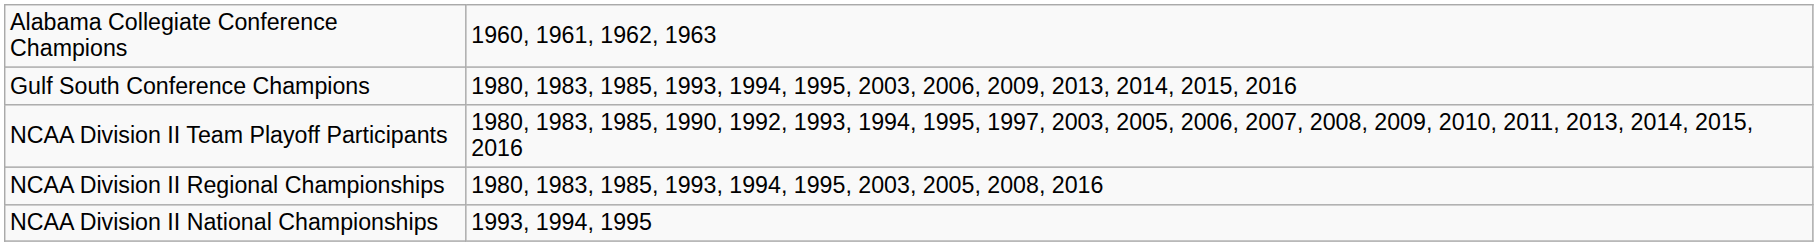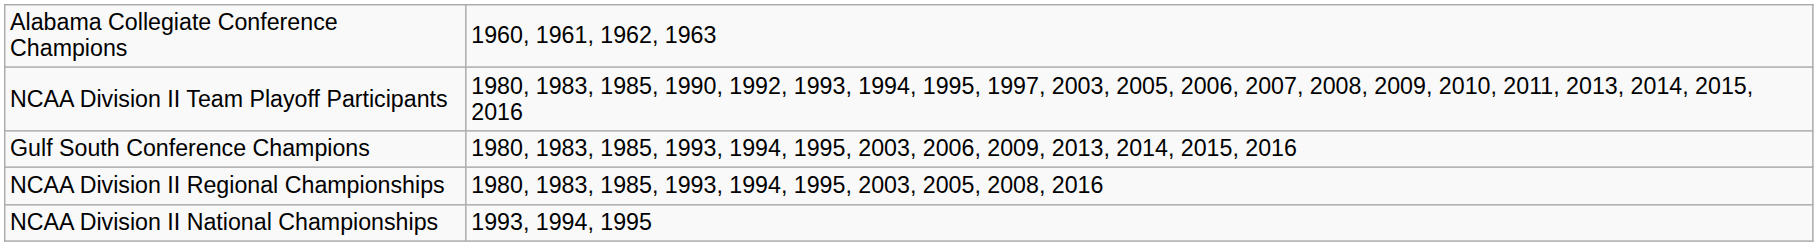rows swapped: (190, 85) <-> (229, 135)
